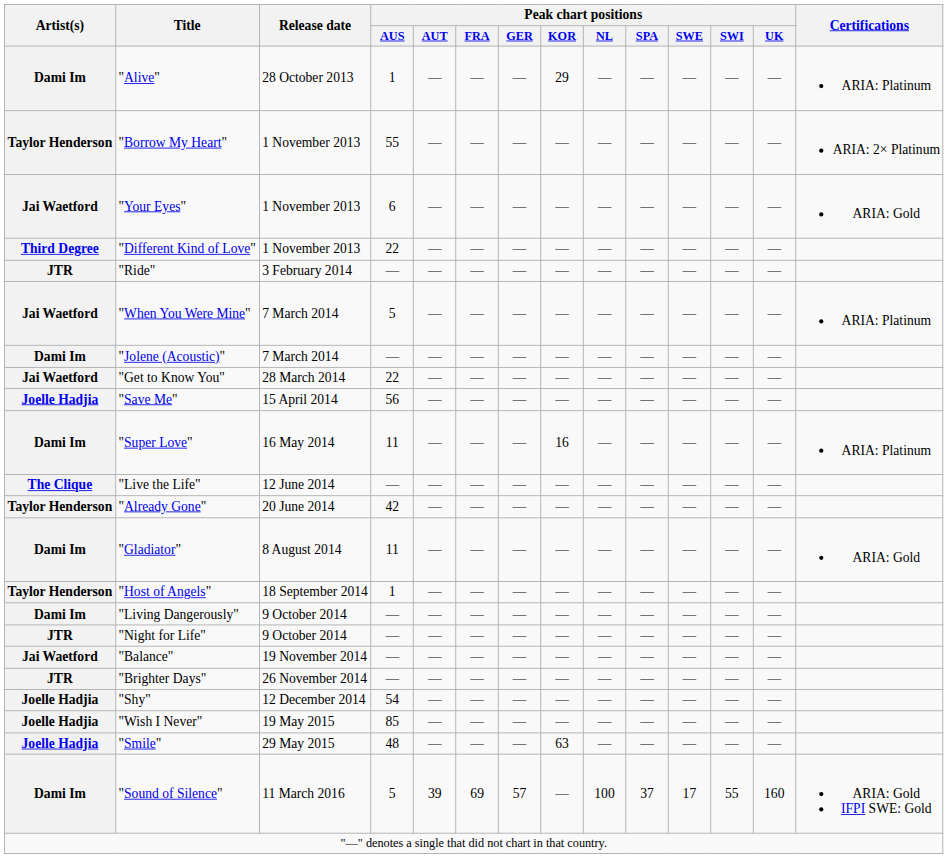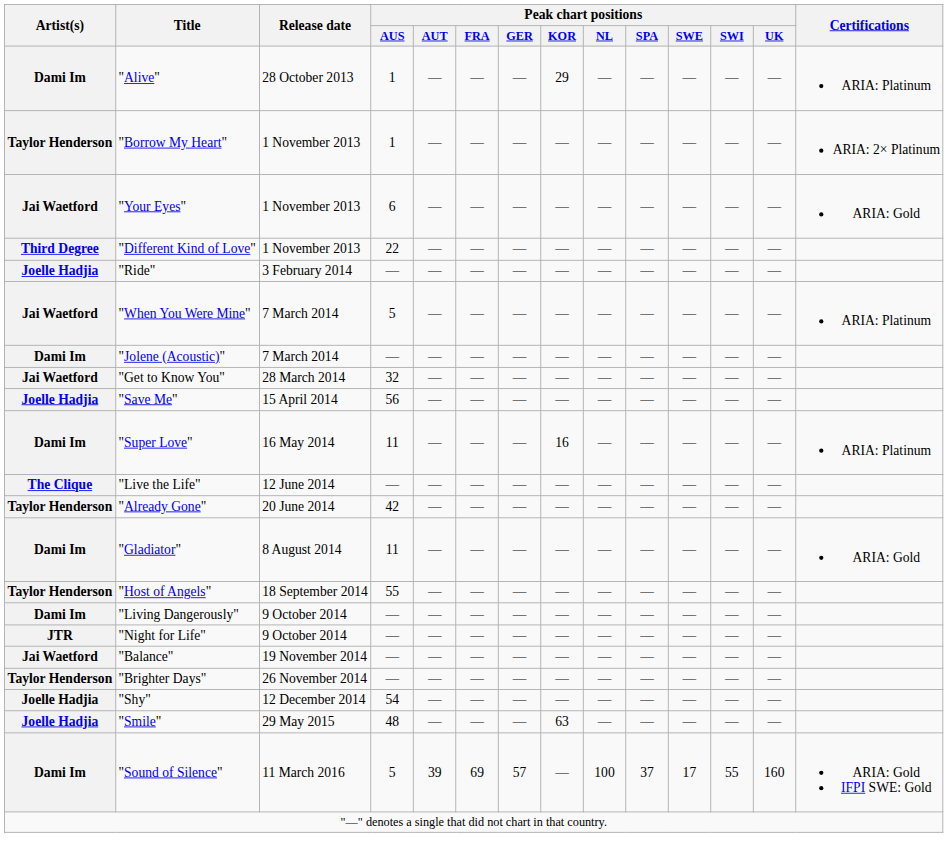(392, 142) 55 -> (392, 142) 1
(60, 270) JTR -> (60, 270) Joelle Hadjia
(392, 378) 22 -> (392, 378) 32
(392, 592) 1 -> (392, 592) 55
(60, 678) JTR -> (60, 678) Taylor Henderson
- row: (160, 721)
